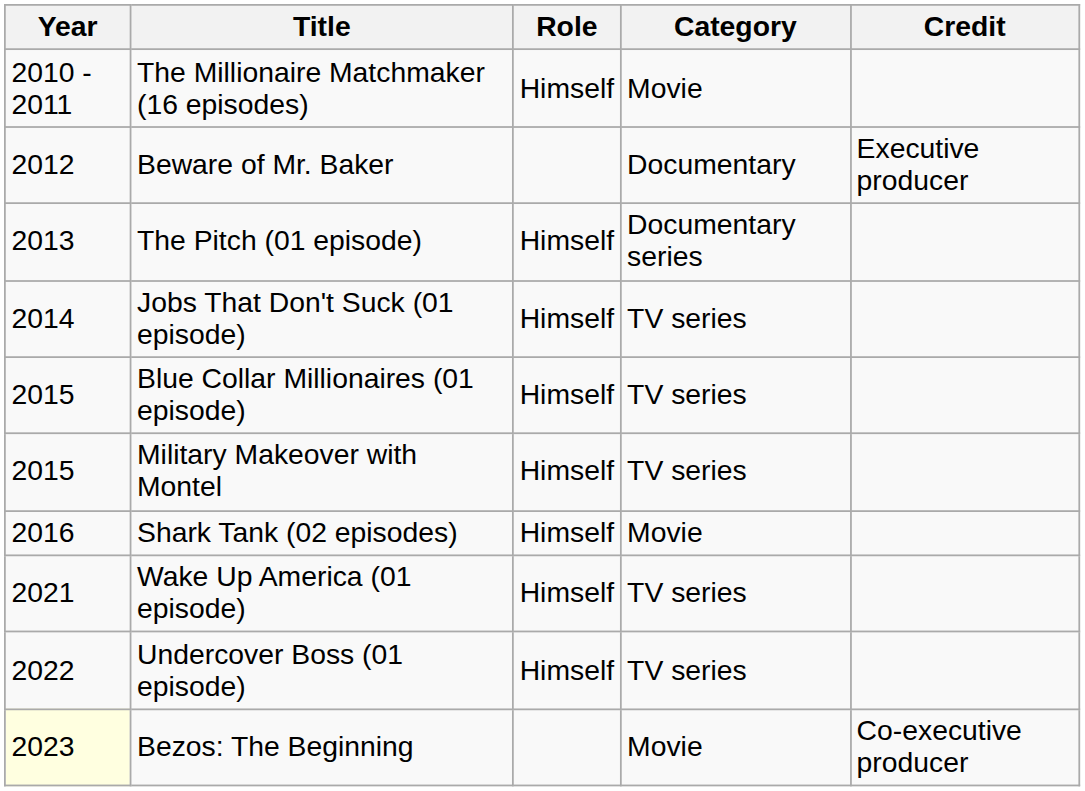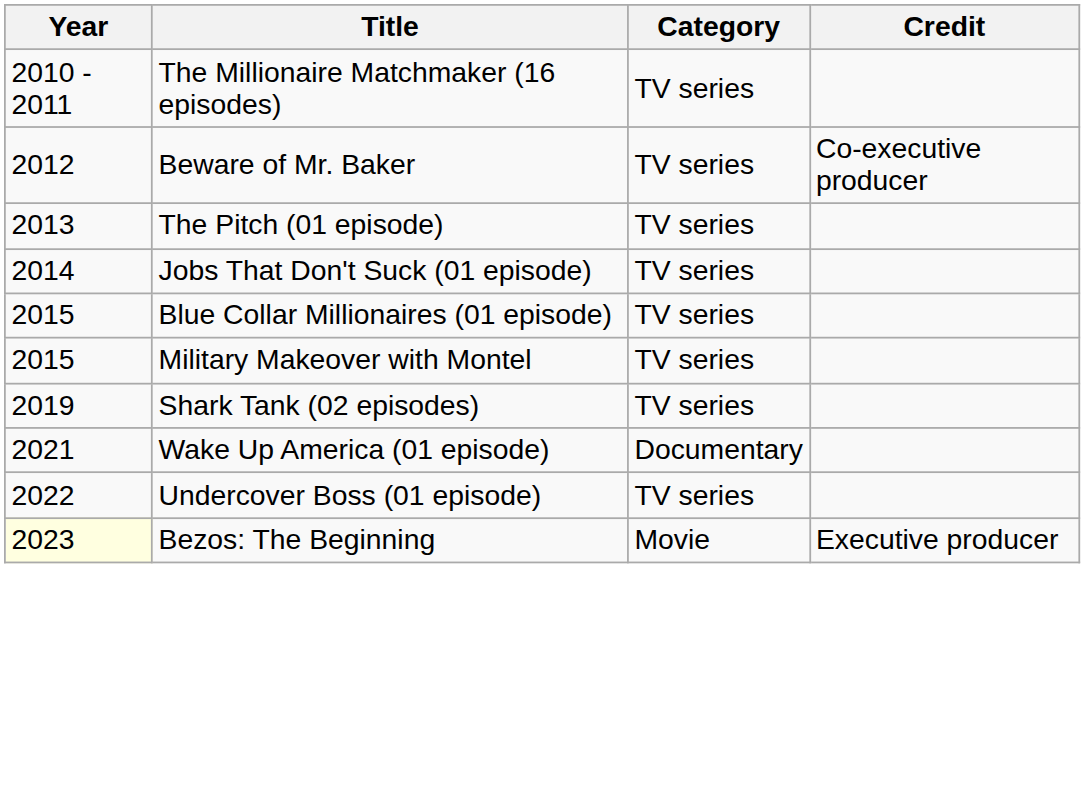- column: (567, 26)
(665, 87) Movie -> (694, 87) TV series
(711, 164) Documentary -> (694, 164) TV series
(918, 164) Executive producer -> (899, 164) Co-executive producer
(711, 241) Documentary series -> (694, 225) TV series
(43, 532) 2016 -> (43, 405) 2019
(665, 532) Movie -> (694, 405) TV series
(687, 593) TV series -> (719, 449) Documentary
(939, 746) Co-executive producer -> (937, 539) Executive producer
